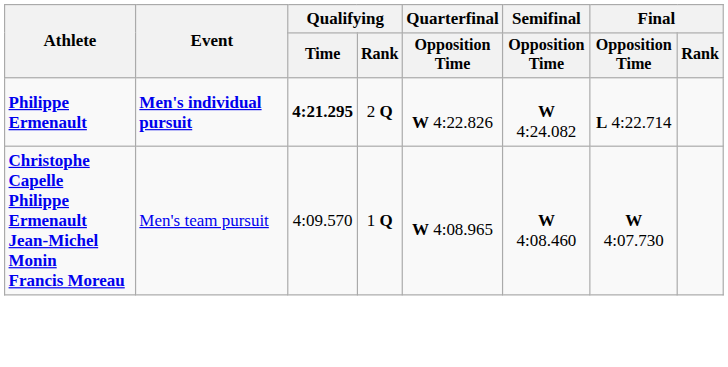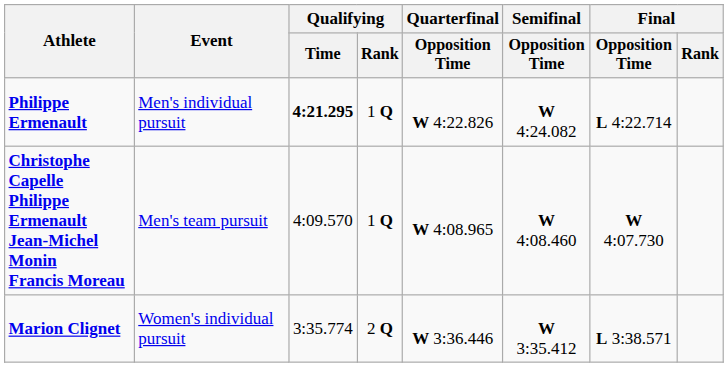(200, 112) bold -> (195, 112) normal
(380, 112) 2 Q -> (380, 112) 1 Q
+ row: (64, 328)
